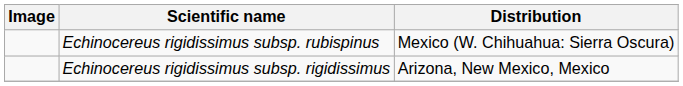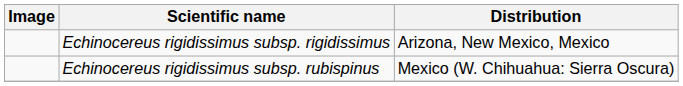rows swapped: (226, 68) <-> (221, 42)
